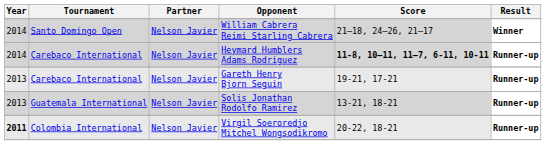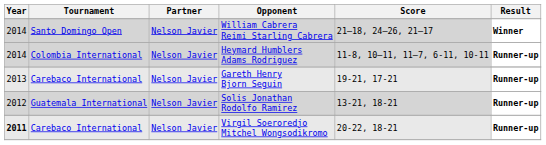(86, 55) Carebaco International -> (86, 55) Colombia International
(413, 55) bold -> (413, 55) normal
(17, 103) 2013 -> (17, 103) 2012
(86, 127) Colombia International -> (86, 127) Carebaco International
